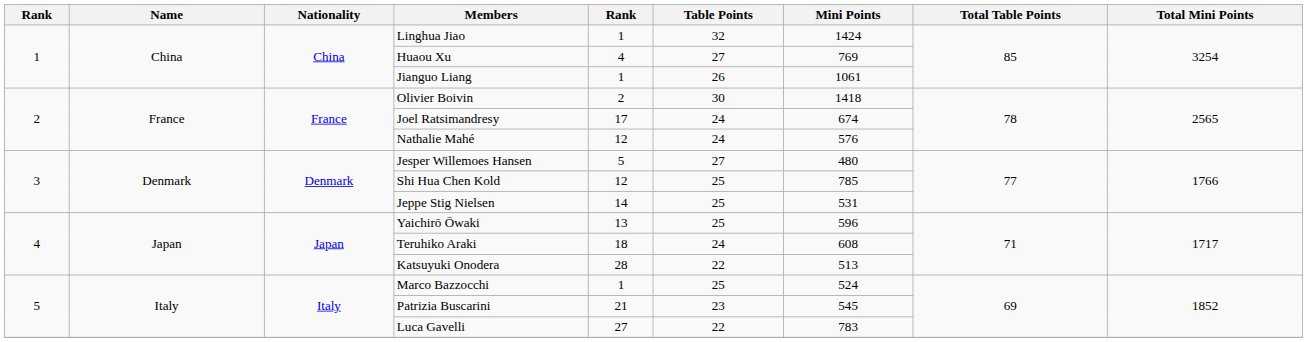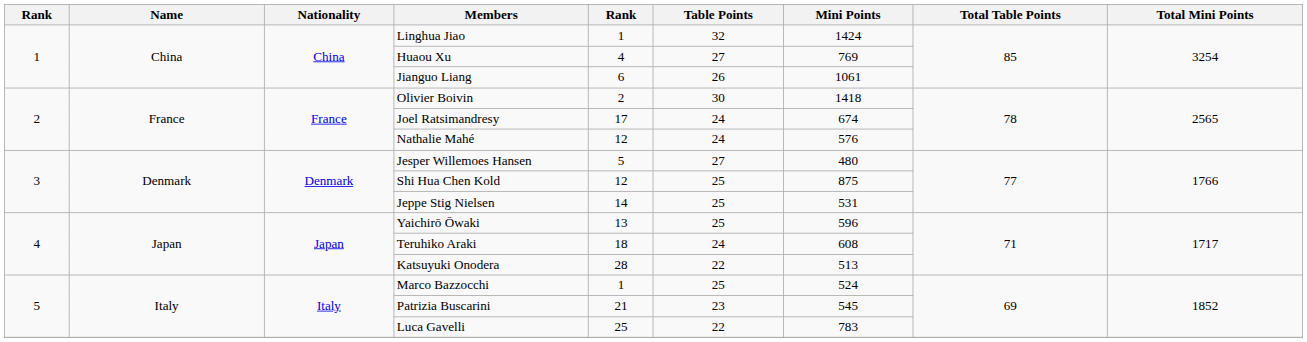(621, 77) 1 -> (621, 77) 6
(848, 181) 785 -> (848, 181) 875
(621, 327) 27 -> (621, 327) 25
